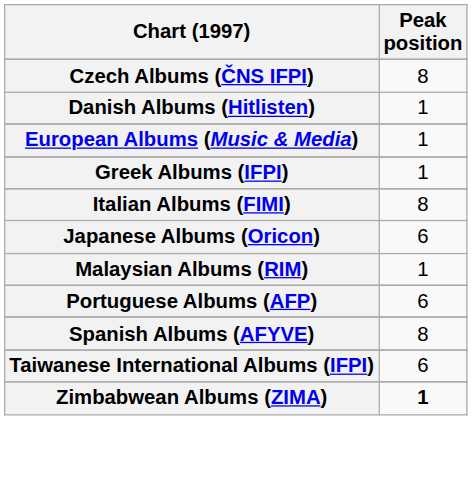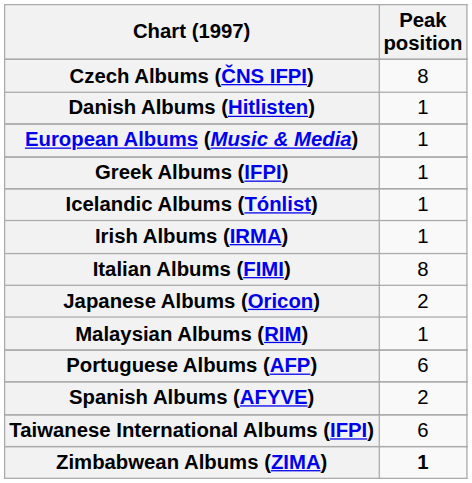+ row: (192, 204)
+ row: (192, 236)
(423, 236) 6 -> (423, 301) 2
(423, 333) 8 -> (423, 397) 2
